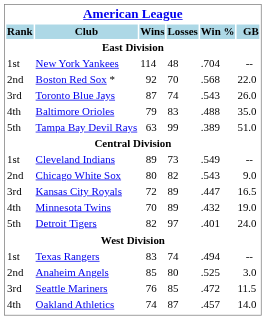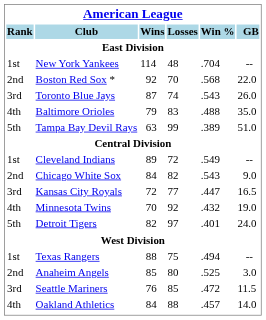(173, 159) 73 -> (173, 159) 72
(148, 175) 80 -> (148, 175) 84
(173, 191) 89 -> (173, 191) 77
(173, 207) 89 -> (173, 207) 92
(148, 256) 83 -> (148, 256) 88
(173, 256) 74 -> (173, 256) 75
(148, 304) 74 -> (148, 304) 84
(173, 304) 87 -> (173, 304) 88
